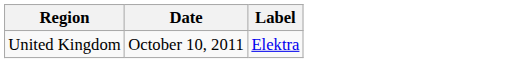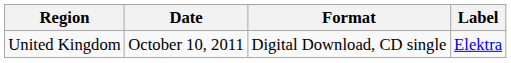+ column: (349, 17)
